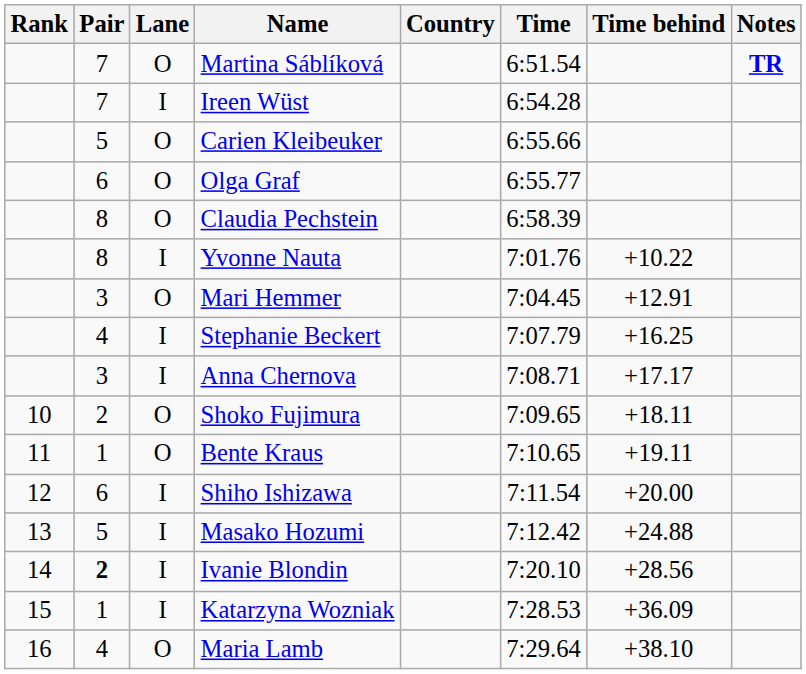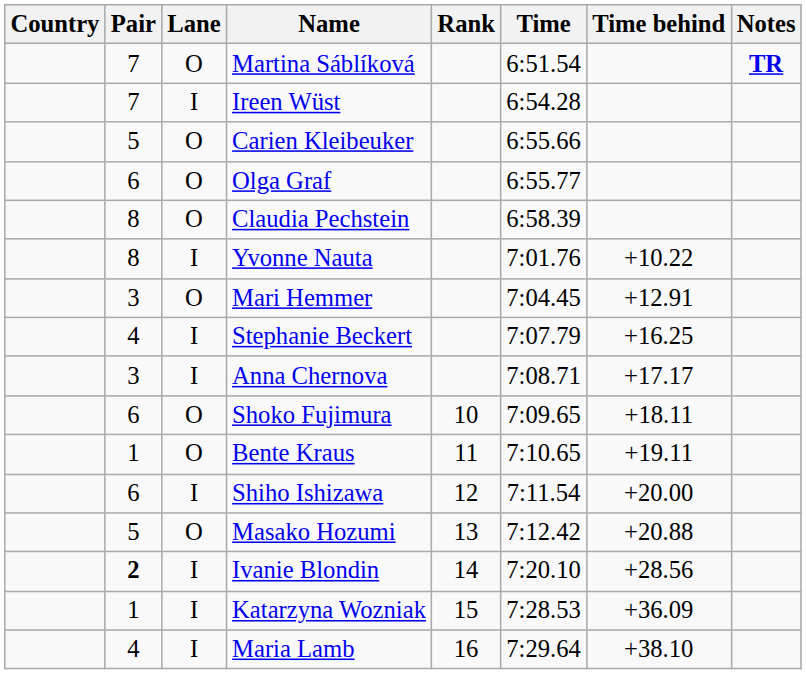columns swapped: (39, 24) <-> (450, 24)
(102, 414) 2 -> (133, 414) 6
(163, 532) I -> (194, 532) O
(659, 532) +24.88 -> (659, 532) +20.88
(163, 649) O -> (194, 649) I
